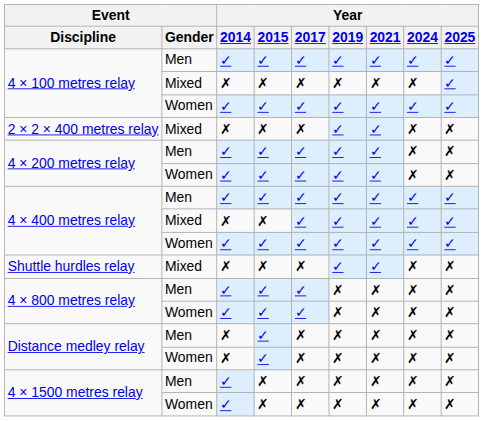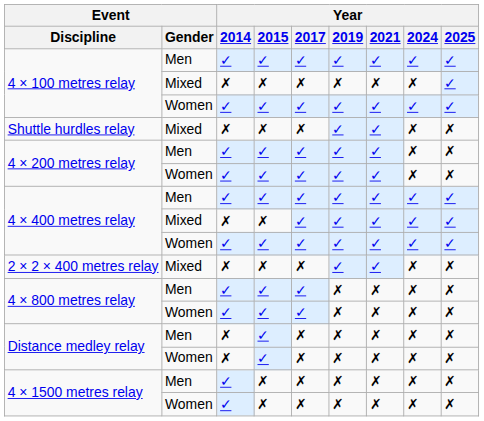rows swapped: (71, 266) <-> (83, 128)
